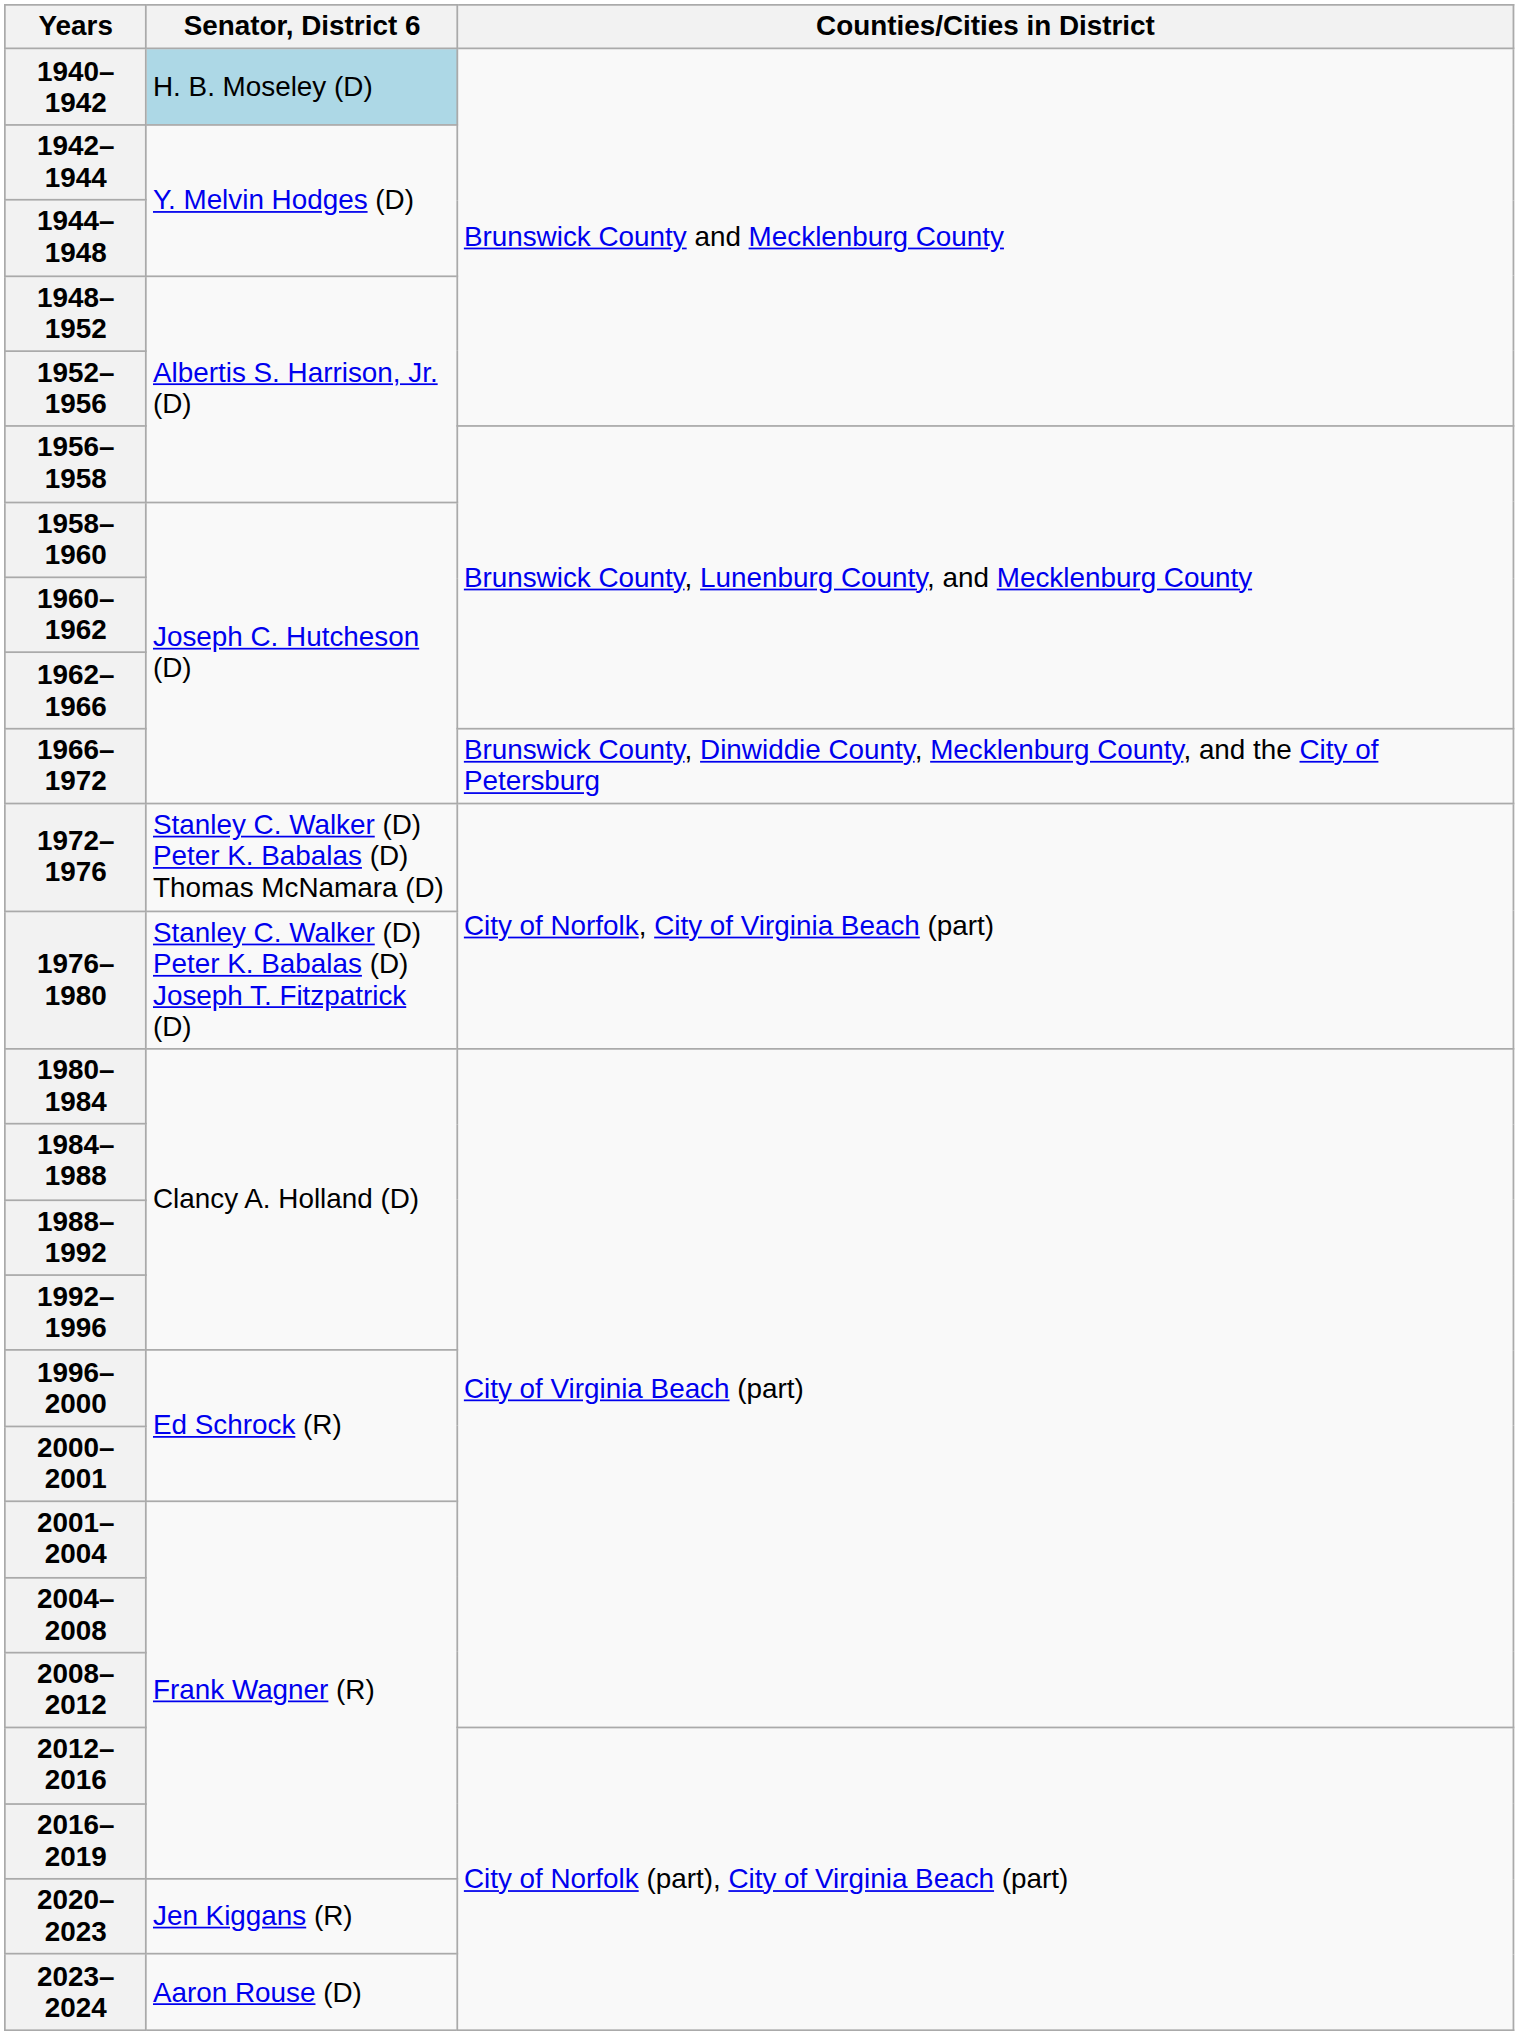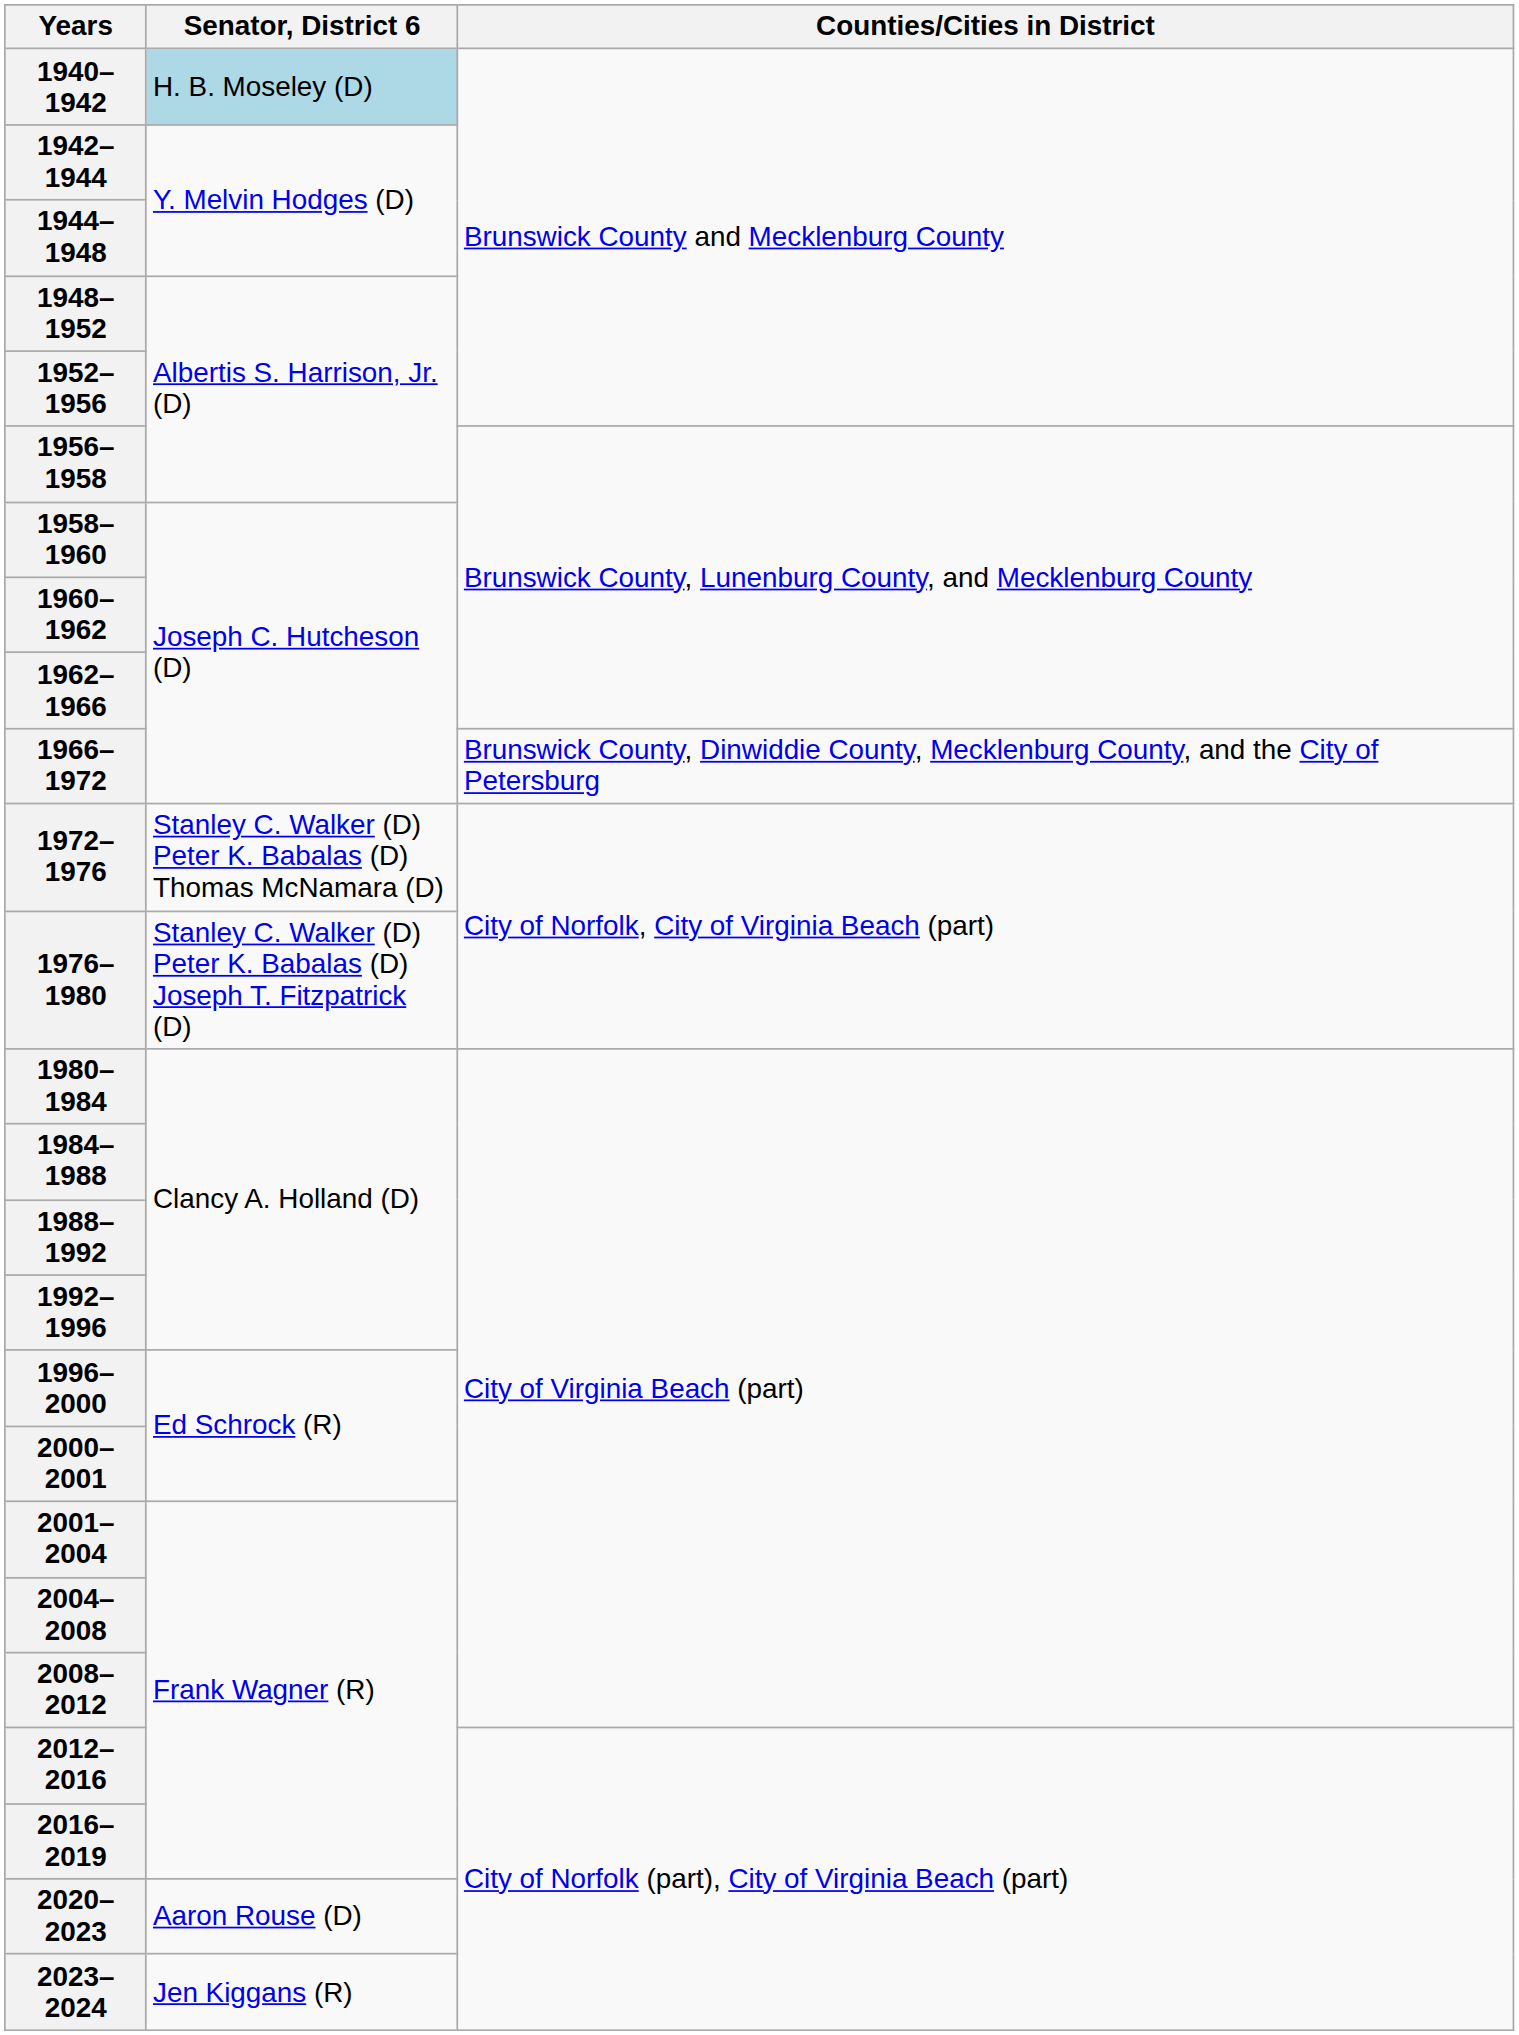(253, 1916) Jen Kiggans (R) -> (257, 1916) Aaron Rouse (D)
(257, 1991) Aaron Rouse (D) -> (253, 1991) Jen Kiggans (R)
